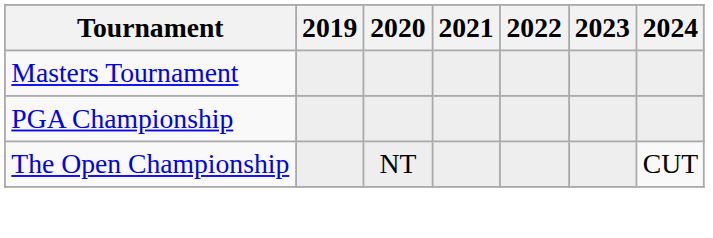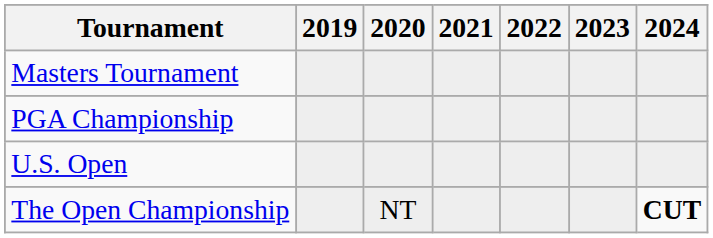+ row: (69, 164)
(670, 164) normal -> (672, 209) bold
